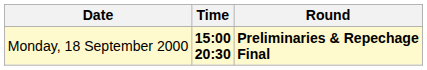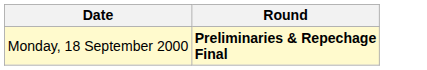- column: (213, 15)
